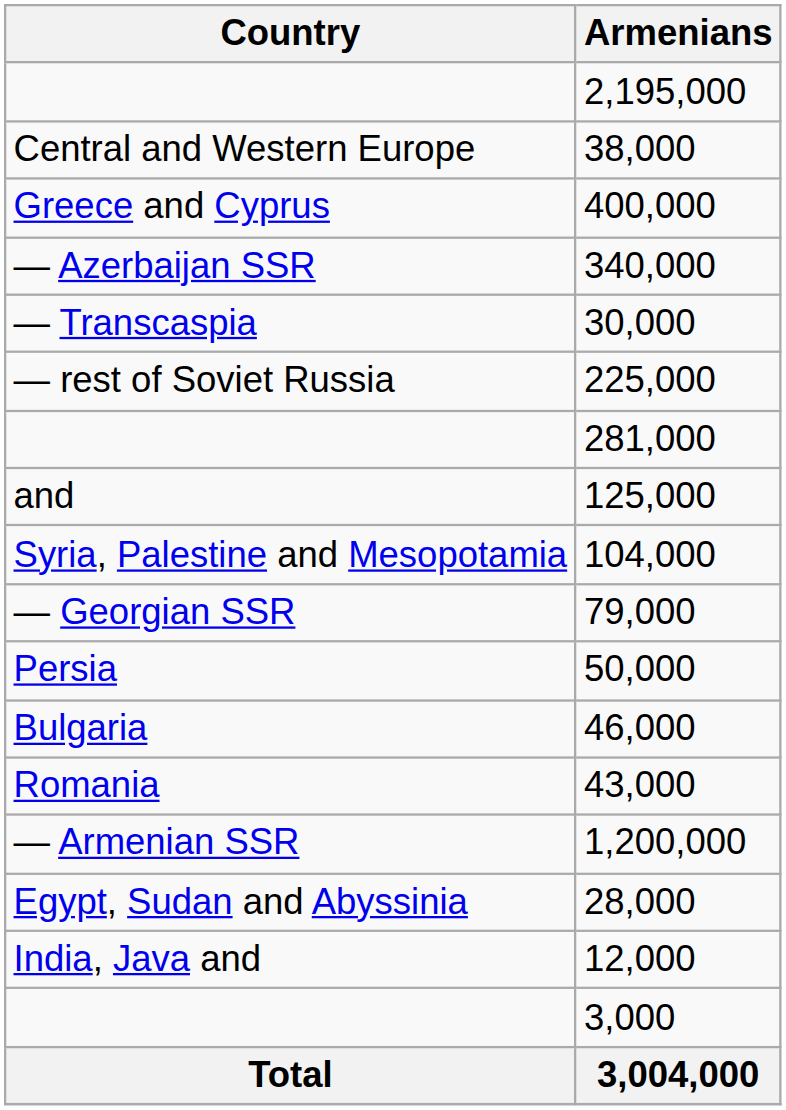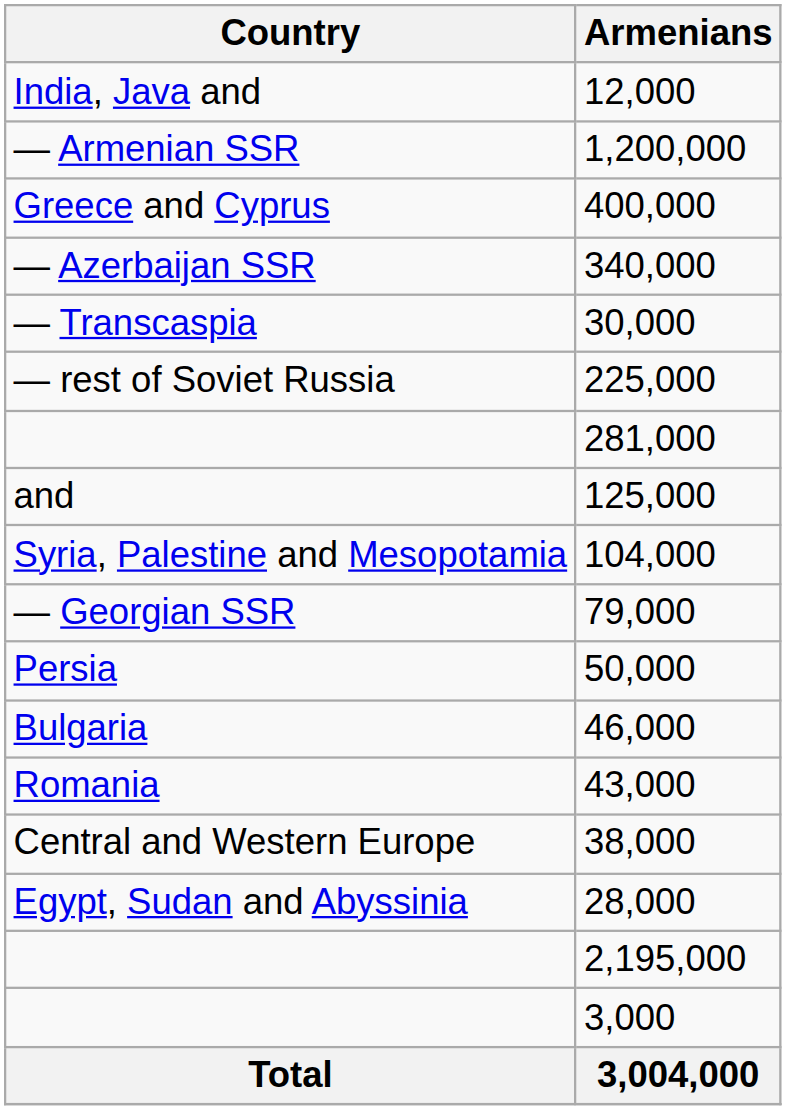rows swapped: (665, 91) <-> (640, 959)
rows swapped: (665, 843) <-> (640, 149)
